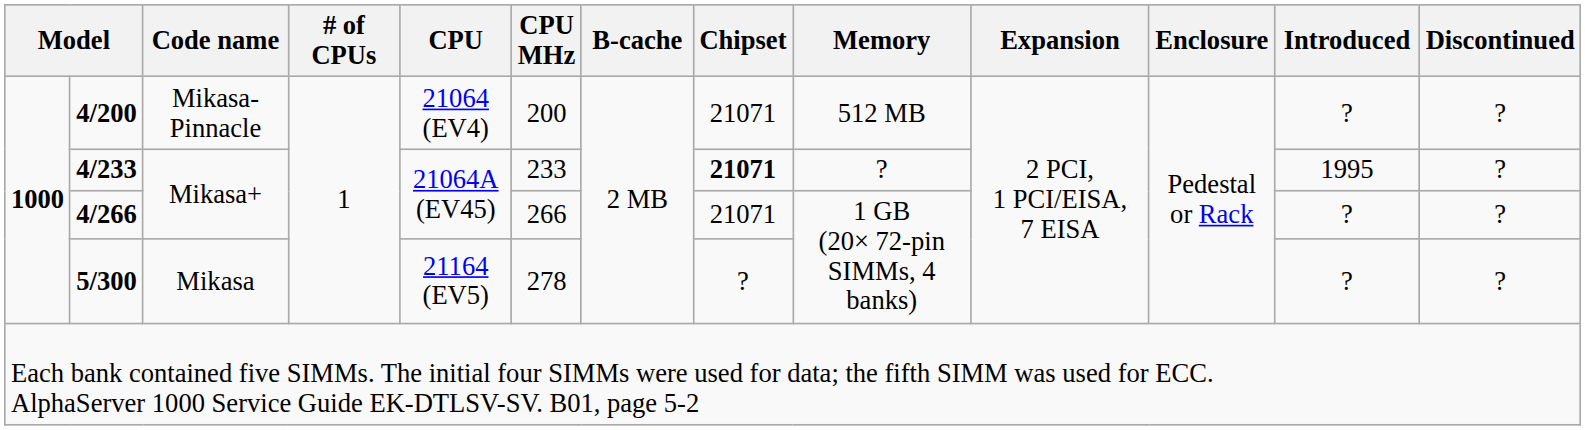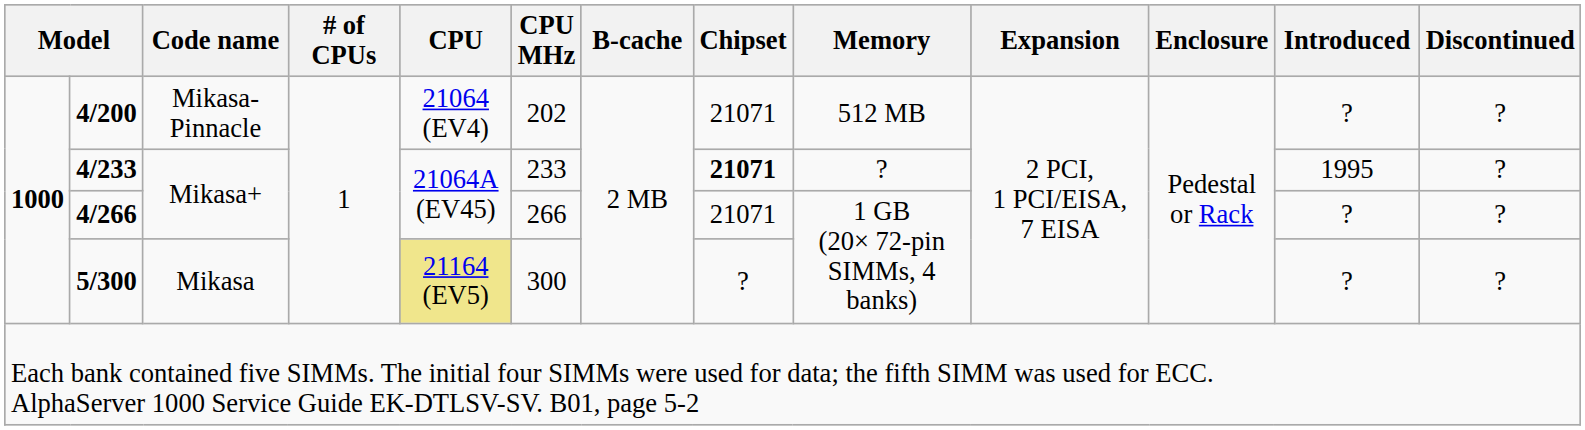(547, 112) 200 -> (547, 112) 202
(456, 280) no background -> (456, 280) khaki background
(547, 280) 278 -> (547, 280) 300
